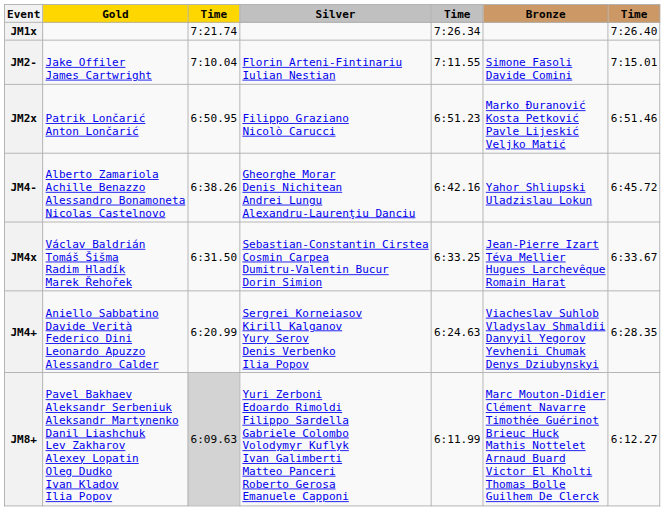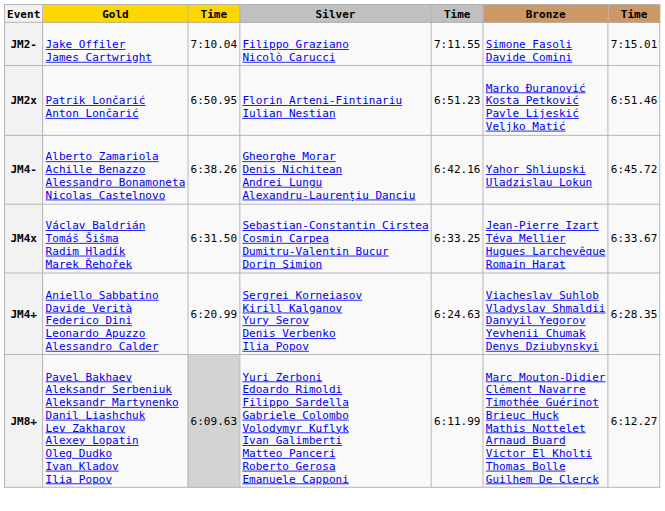- row: (24, 31)
(322, 69) Florin Arteni-Fintinariu Iulian Nestian -> (296, 51) Filippo Graziano Nicolò Carucci
(296, 125) Filippo Graziano Nicolò Carucci -> (322, 107) Florin Arteni-Fintinariu Iulian Nestian
